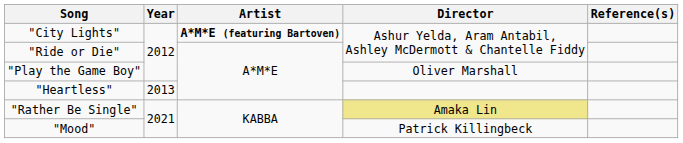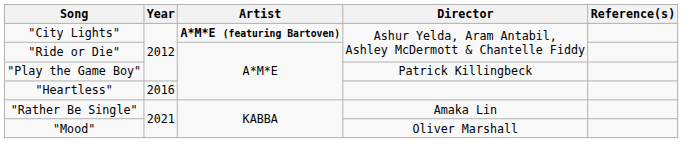(465, 71) Oliver Marshall -> (465, 71) Patrick Killingbeck
(161, 90) 2013 -> (161, 90) 2016
(465, 109) khaki background -> (465, 109) no background
(465, 128) Patrick Killingbeck -> (465, 128) Oliver Marshall
